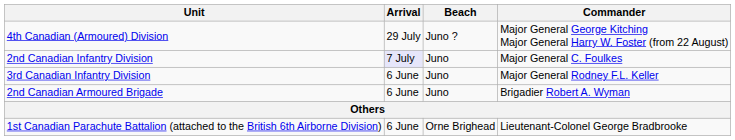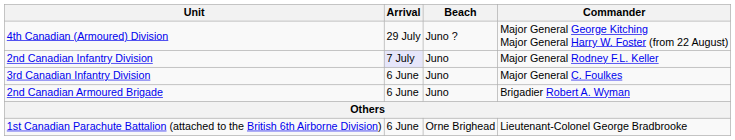(561, 59) Major General C. Foulkes -> (579, 59) Major General Rodney F.L. Keller
(579, 76) Major General Rodney F.L. Keller -> (561, 76) Major General C. Foulkes
